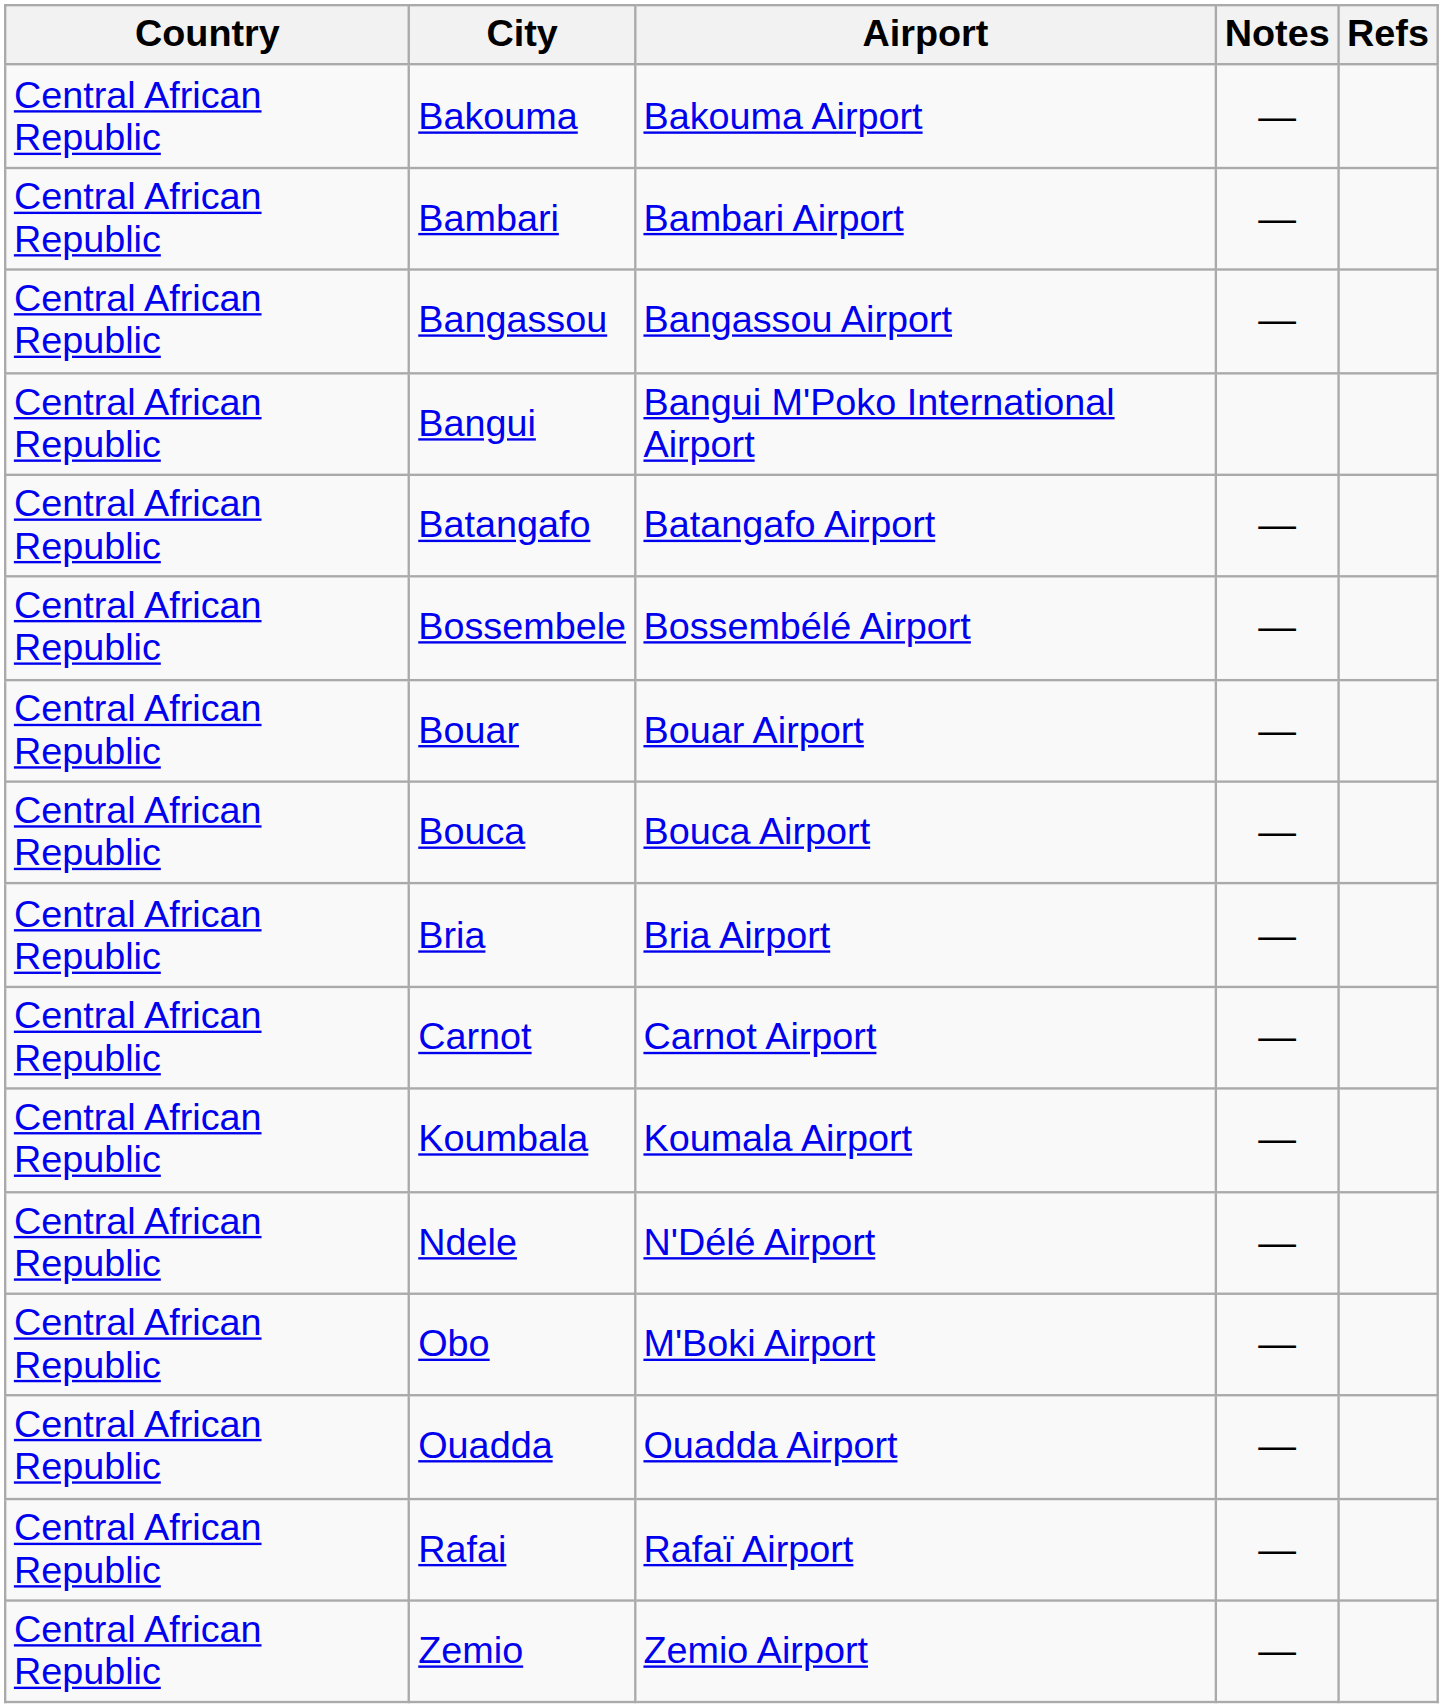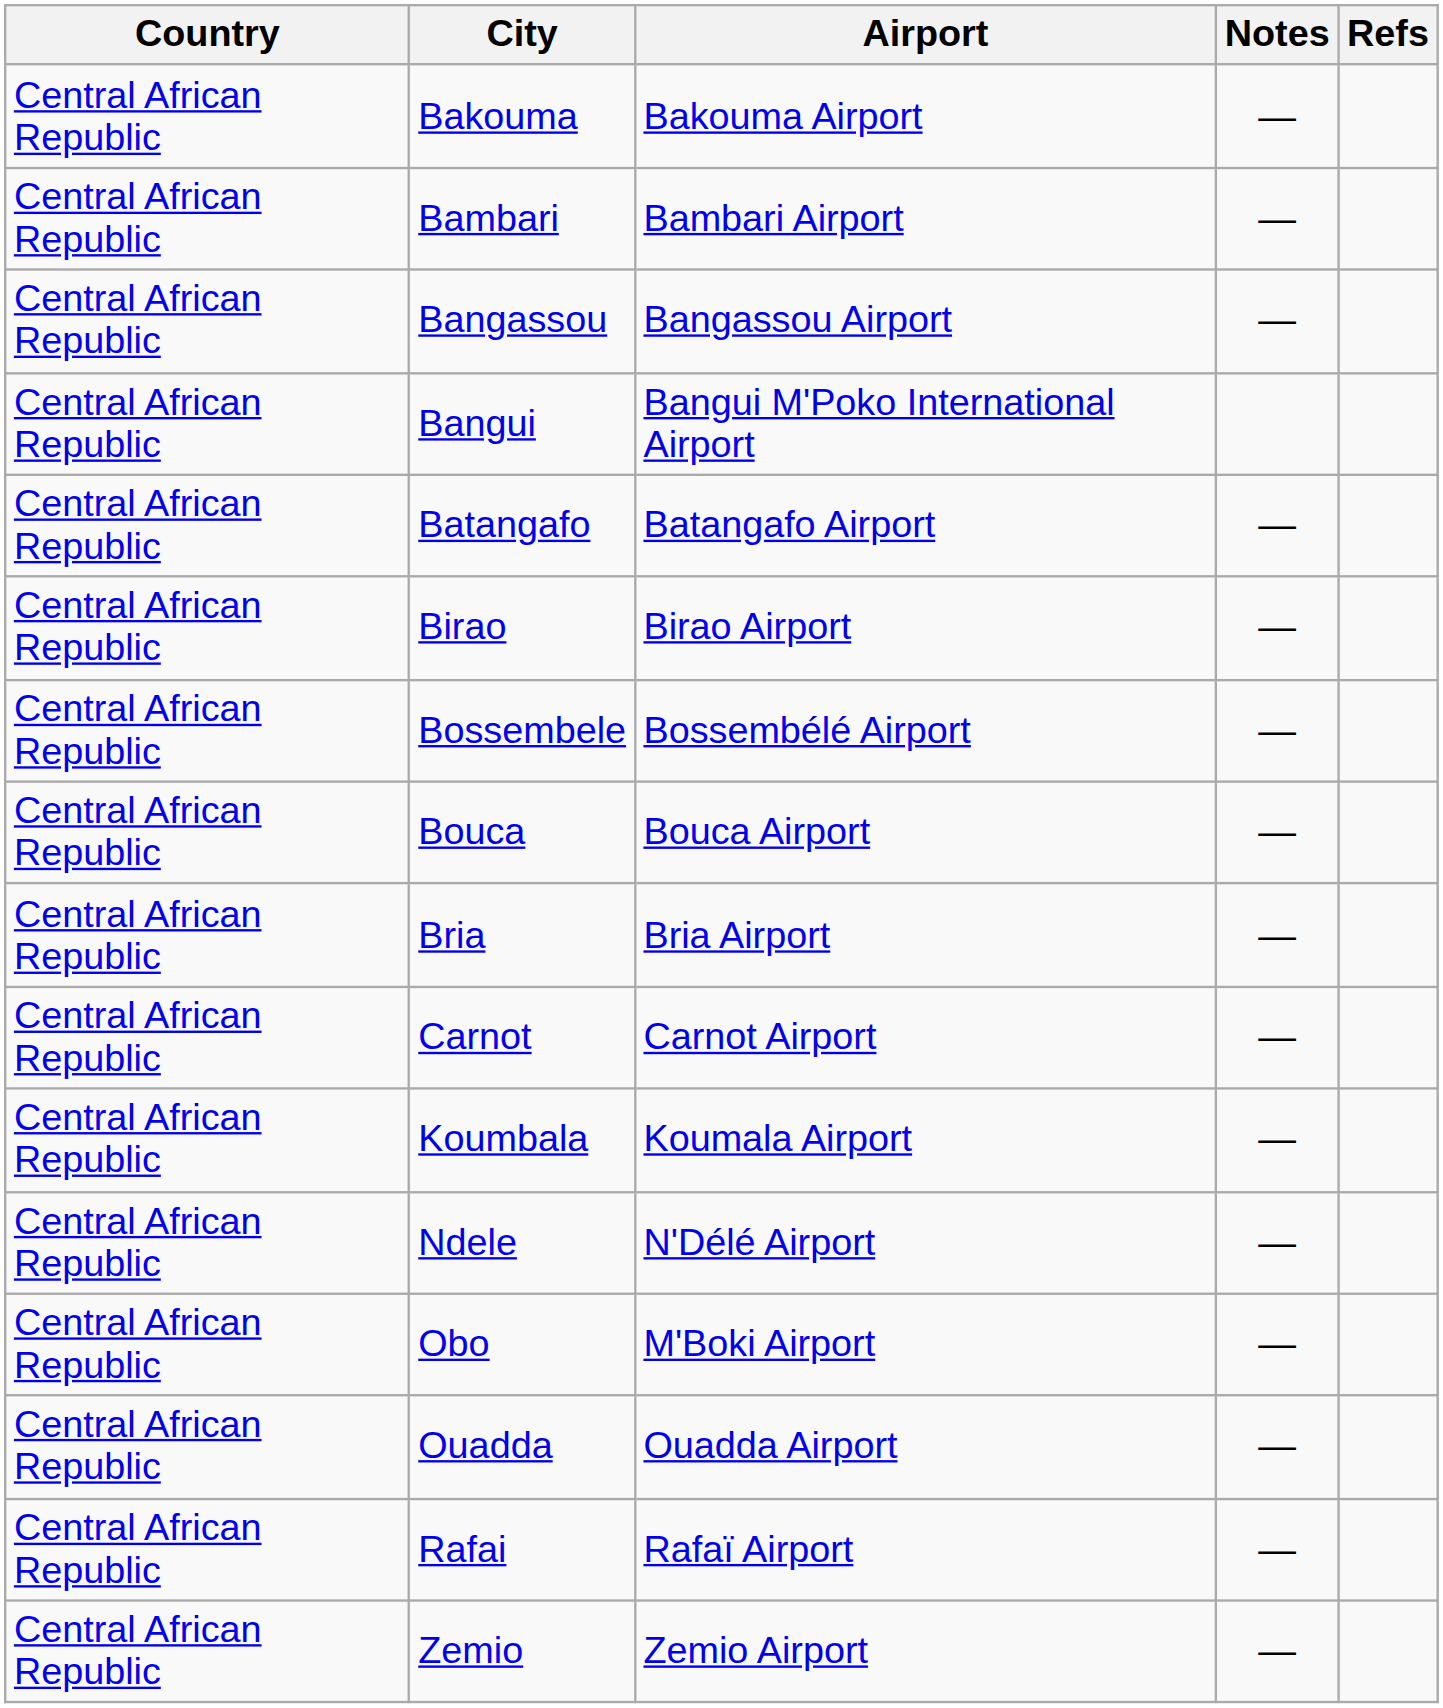+ row: (462, 627)
- row: (469, 729)
